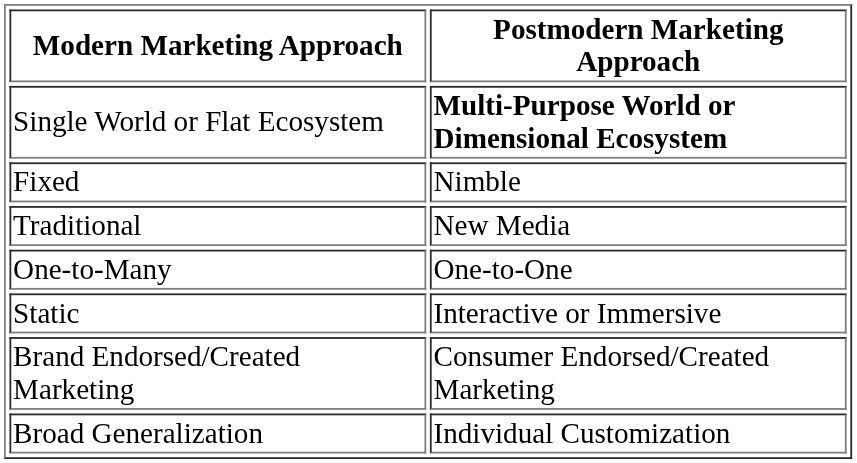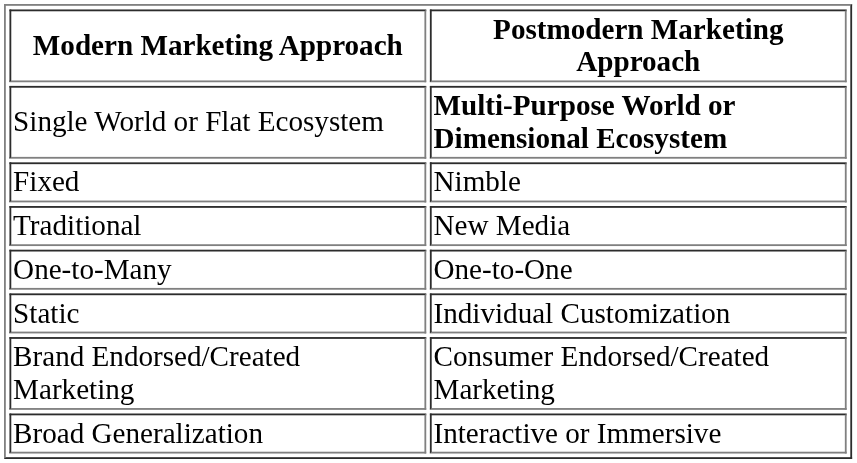(577, 312) Interactive or Immersive -> (582, 312) Individual Customization
(582, 433) Individual Customization -> (577, 433) Interactive or Immersive
